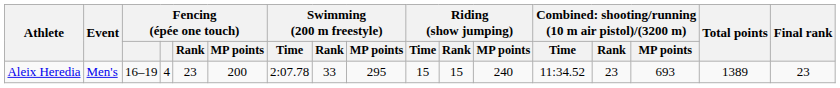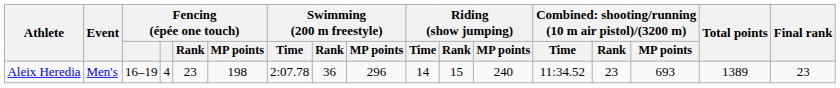(237, 72) 200 -> (237, 72) 198
(330, 72) 33 -> (330, 72) 36
(377, 72) 295 -> (377, 72) 296
(423, 72) 15 -> (423, 72) 14
